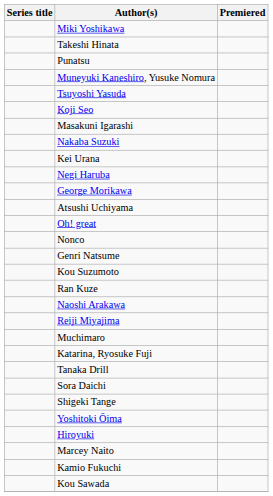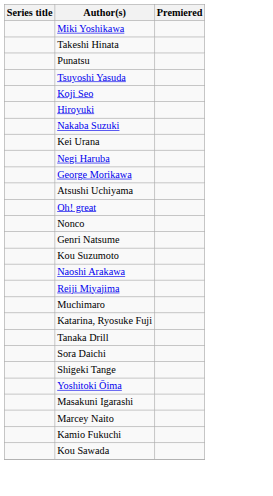- row: (136, 77)
rows swapped: (76, 434) <-> (95, 126)
- row: (78, 288)
